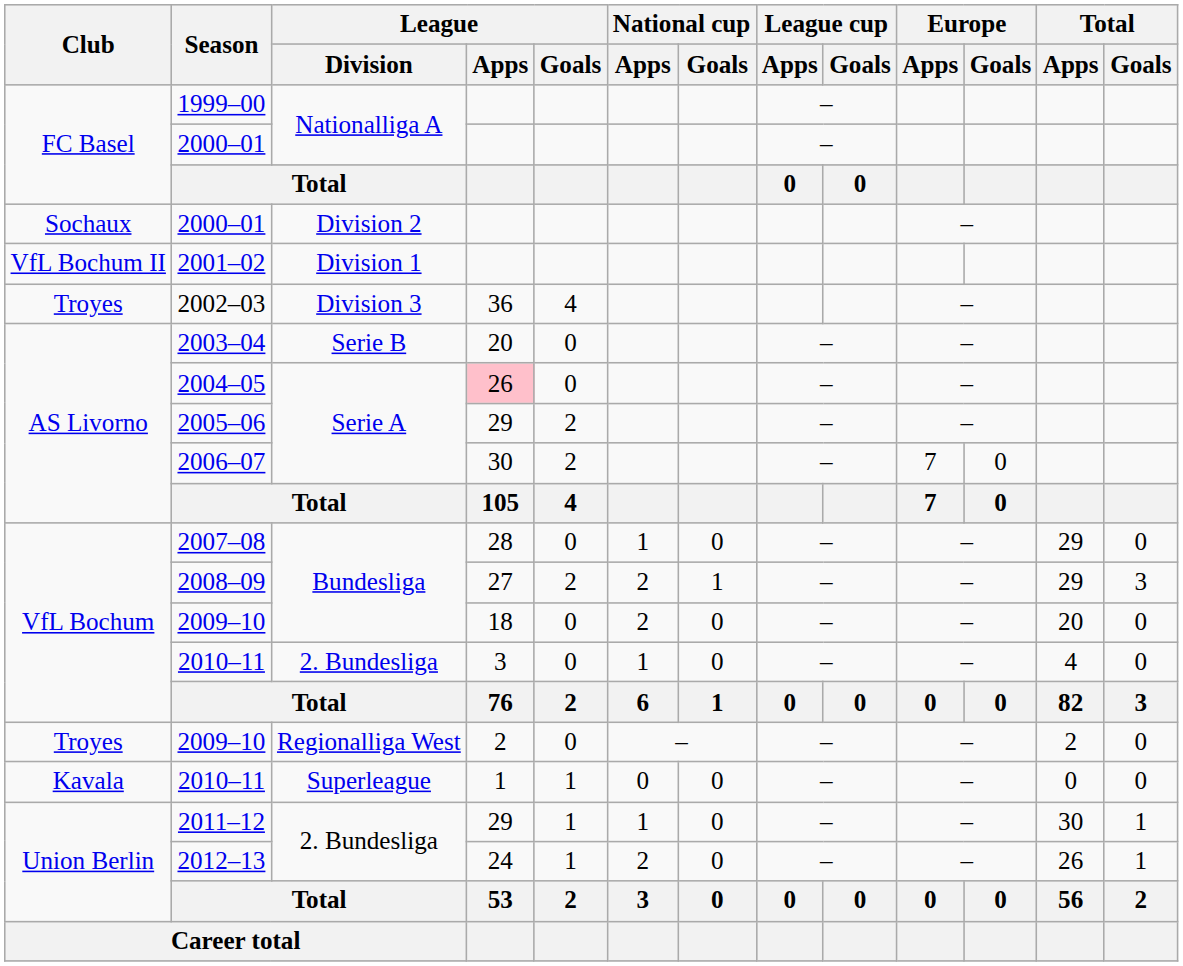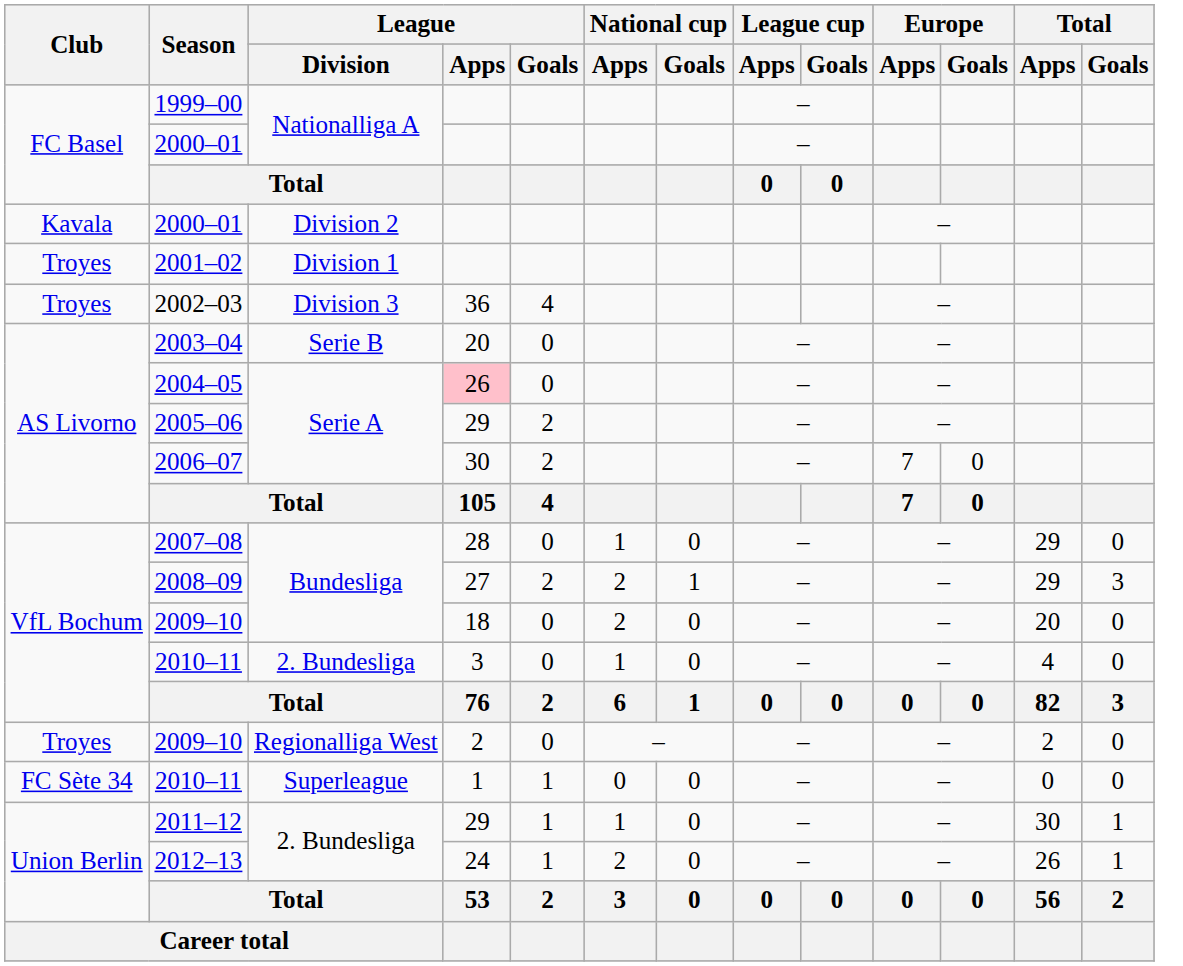(88, 223) Sochaux -> (77, 223) Kavala
(88, 263) VfL Bochum II -> (77, 263) Troyes
(88, 781) Kavala -> (77, 781) FC Sète 34
